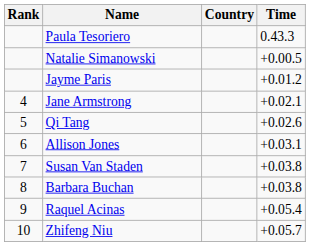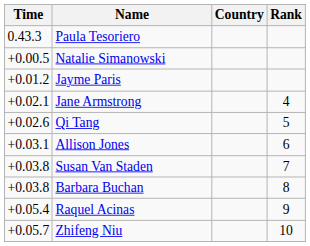columns swapped: (23, 15) <-> (281, 15)
